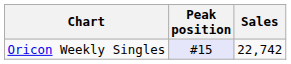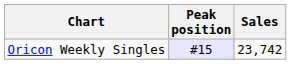(260, 49) 22,742 -> (260, 49) 23,742
